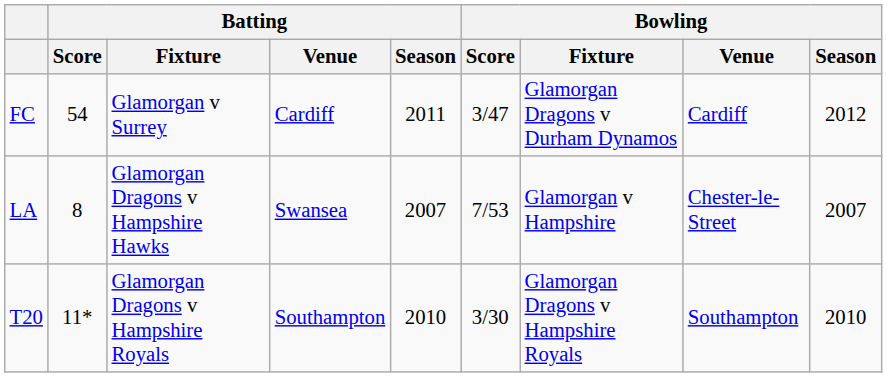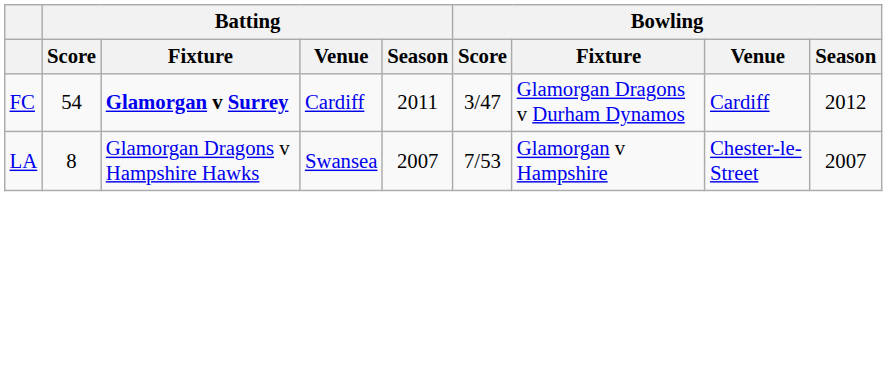(166, 114) normal -> (197, 102) bold
- row: (26, 317)
